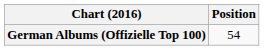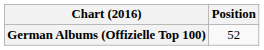(234, 34) 54 -> (234, 34) 52
